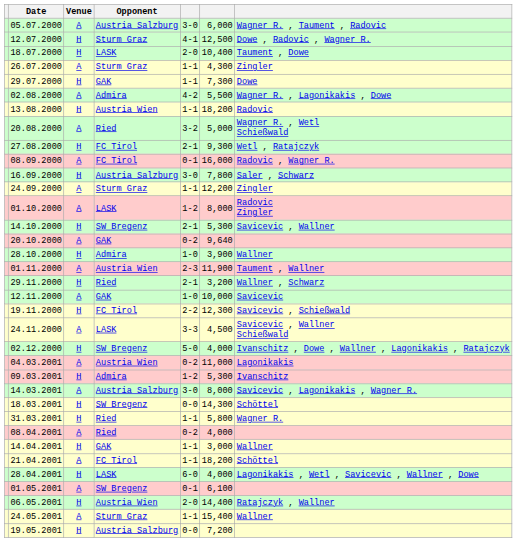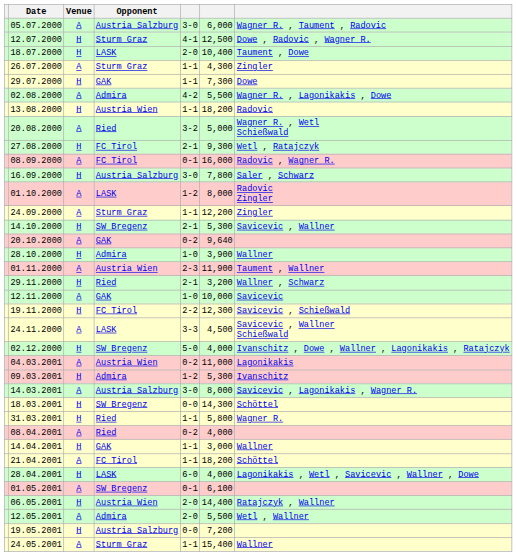rows swapped: (36, 189) <-> (36, 208)
+ row: (36, 516)
rows swapped: (36, 530) <-> (36, 516)
